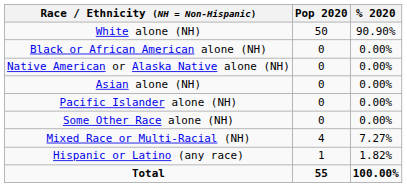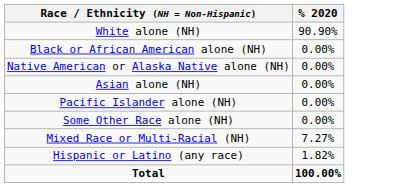- column: (321, 13)
